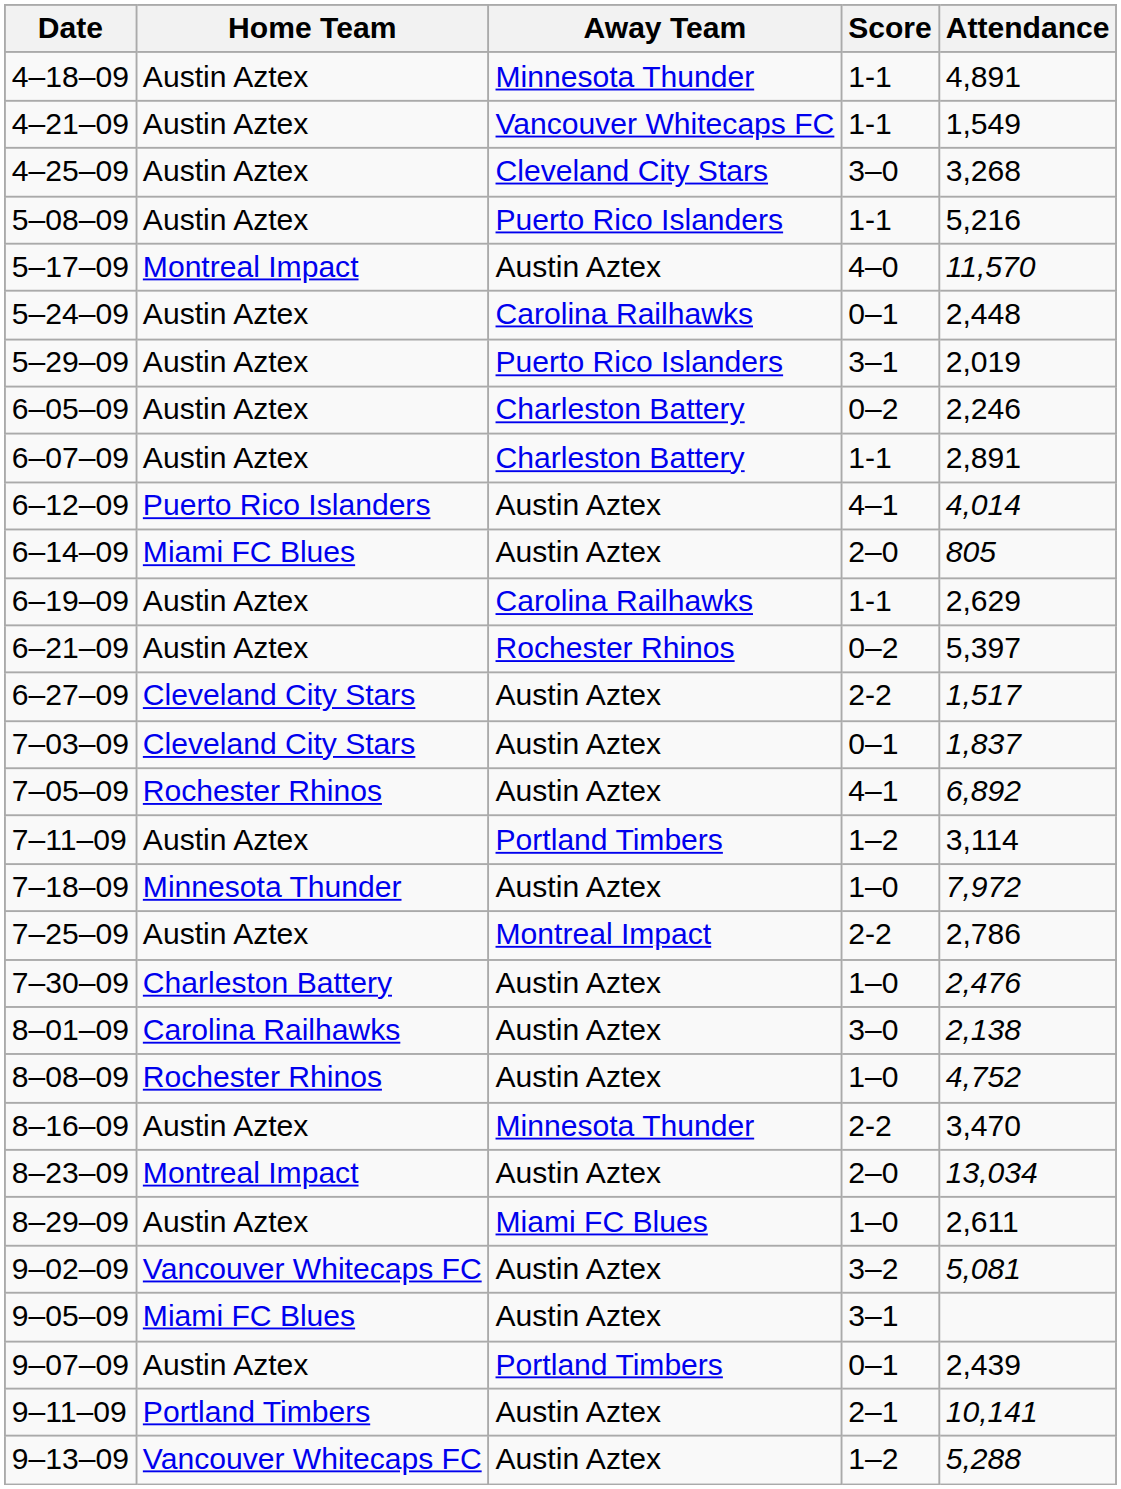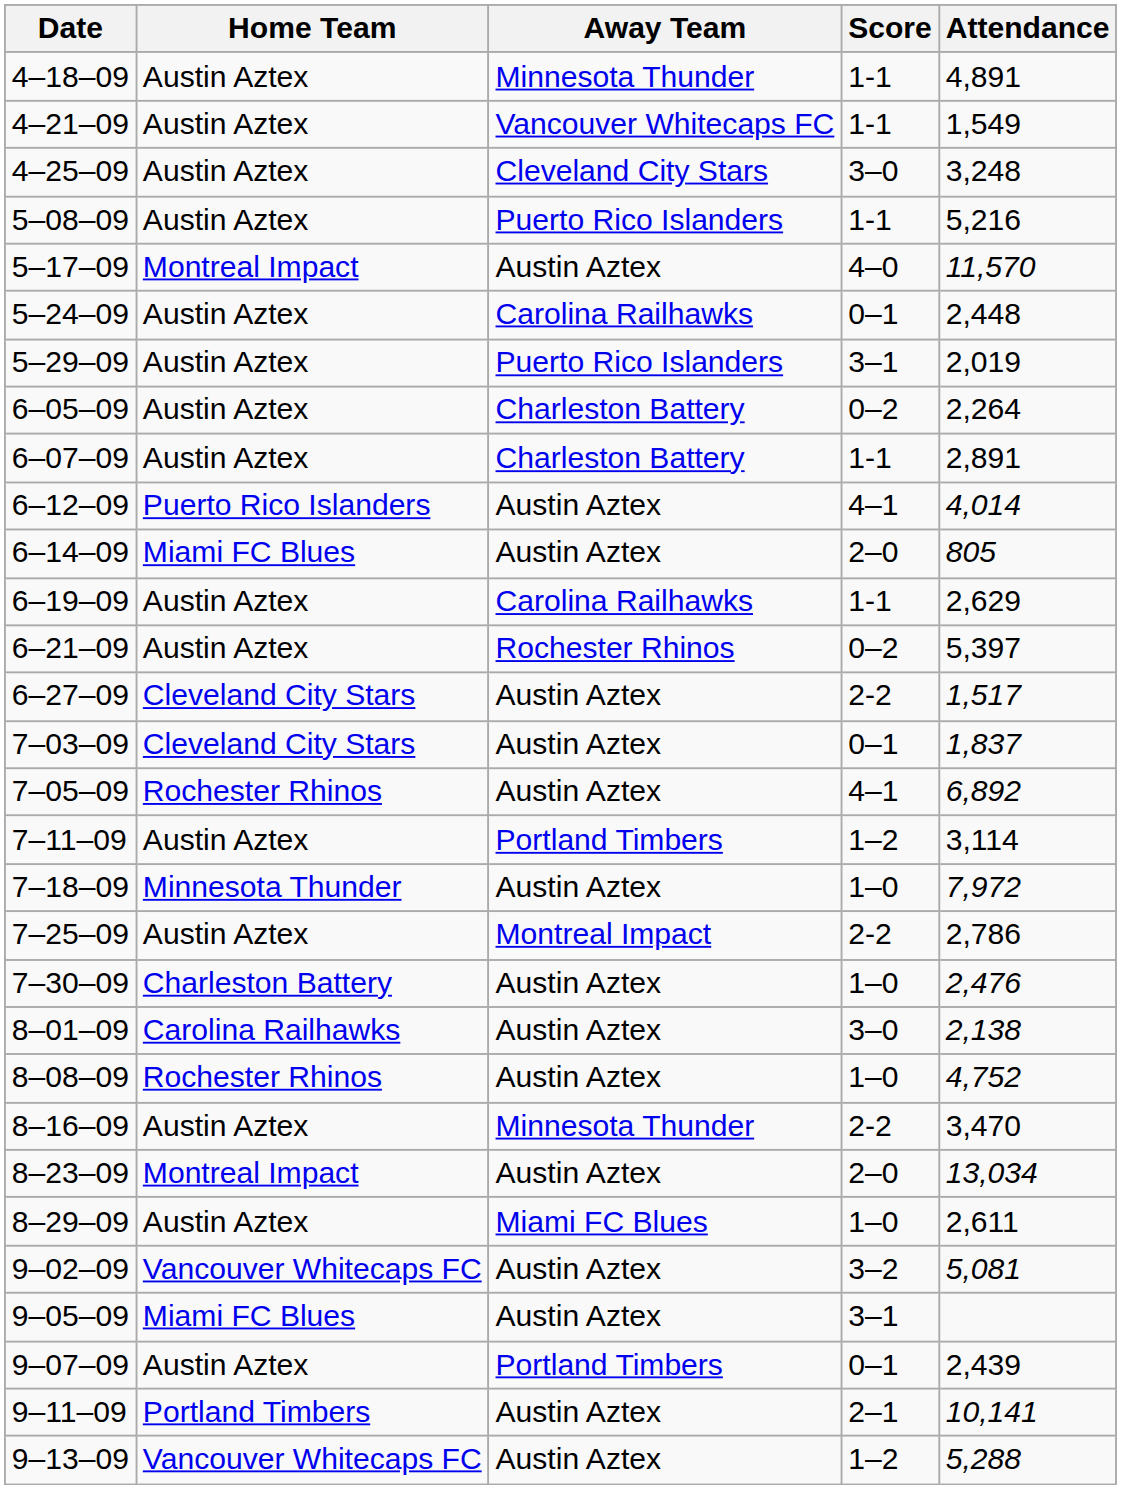(983, 171) 3,268 -> (983, 171) 3,248
(983, 409) 2,246 -> (983, 409) 2,264
